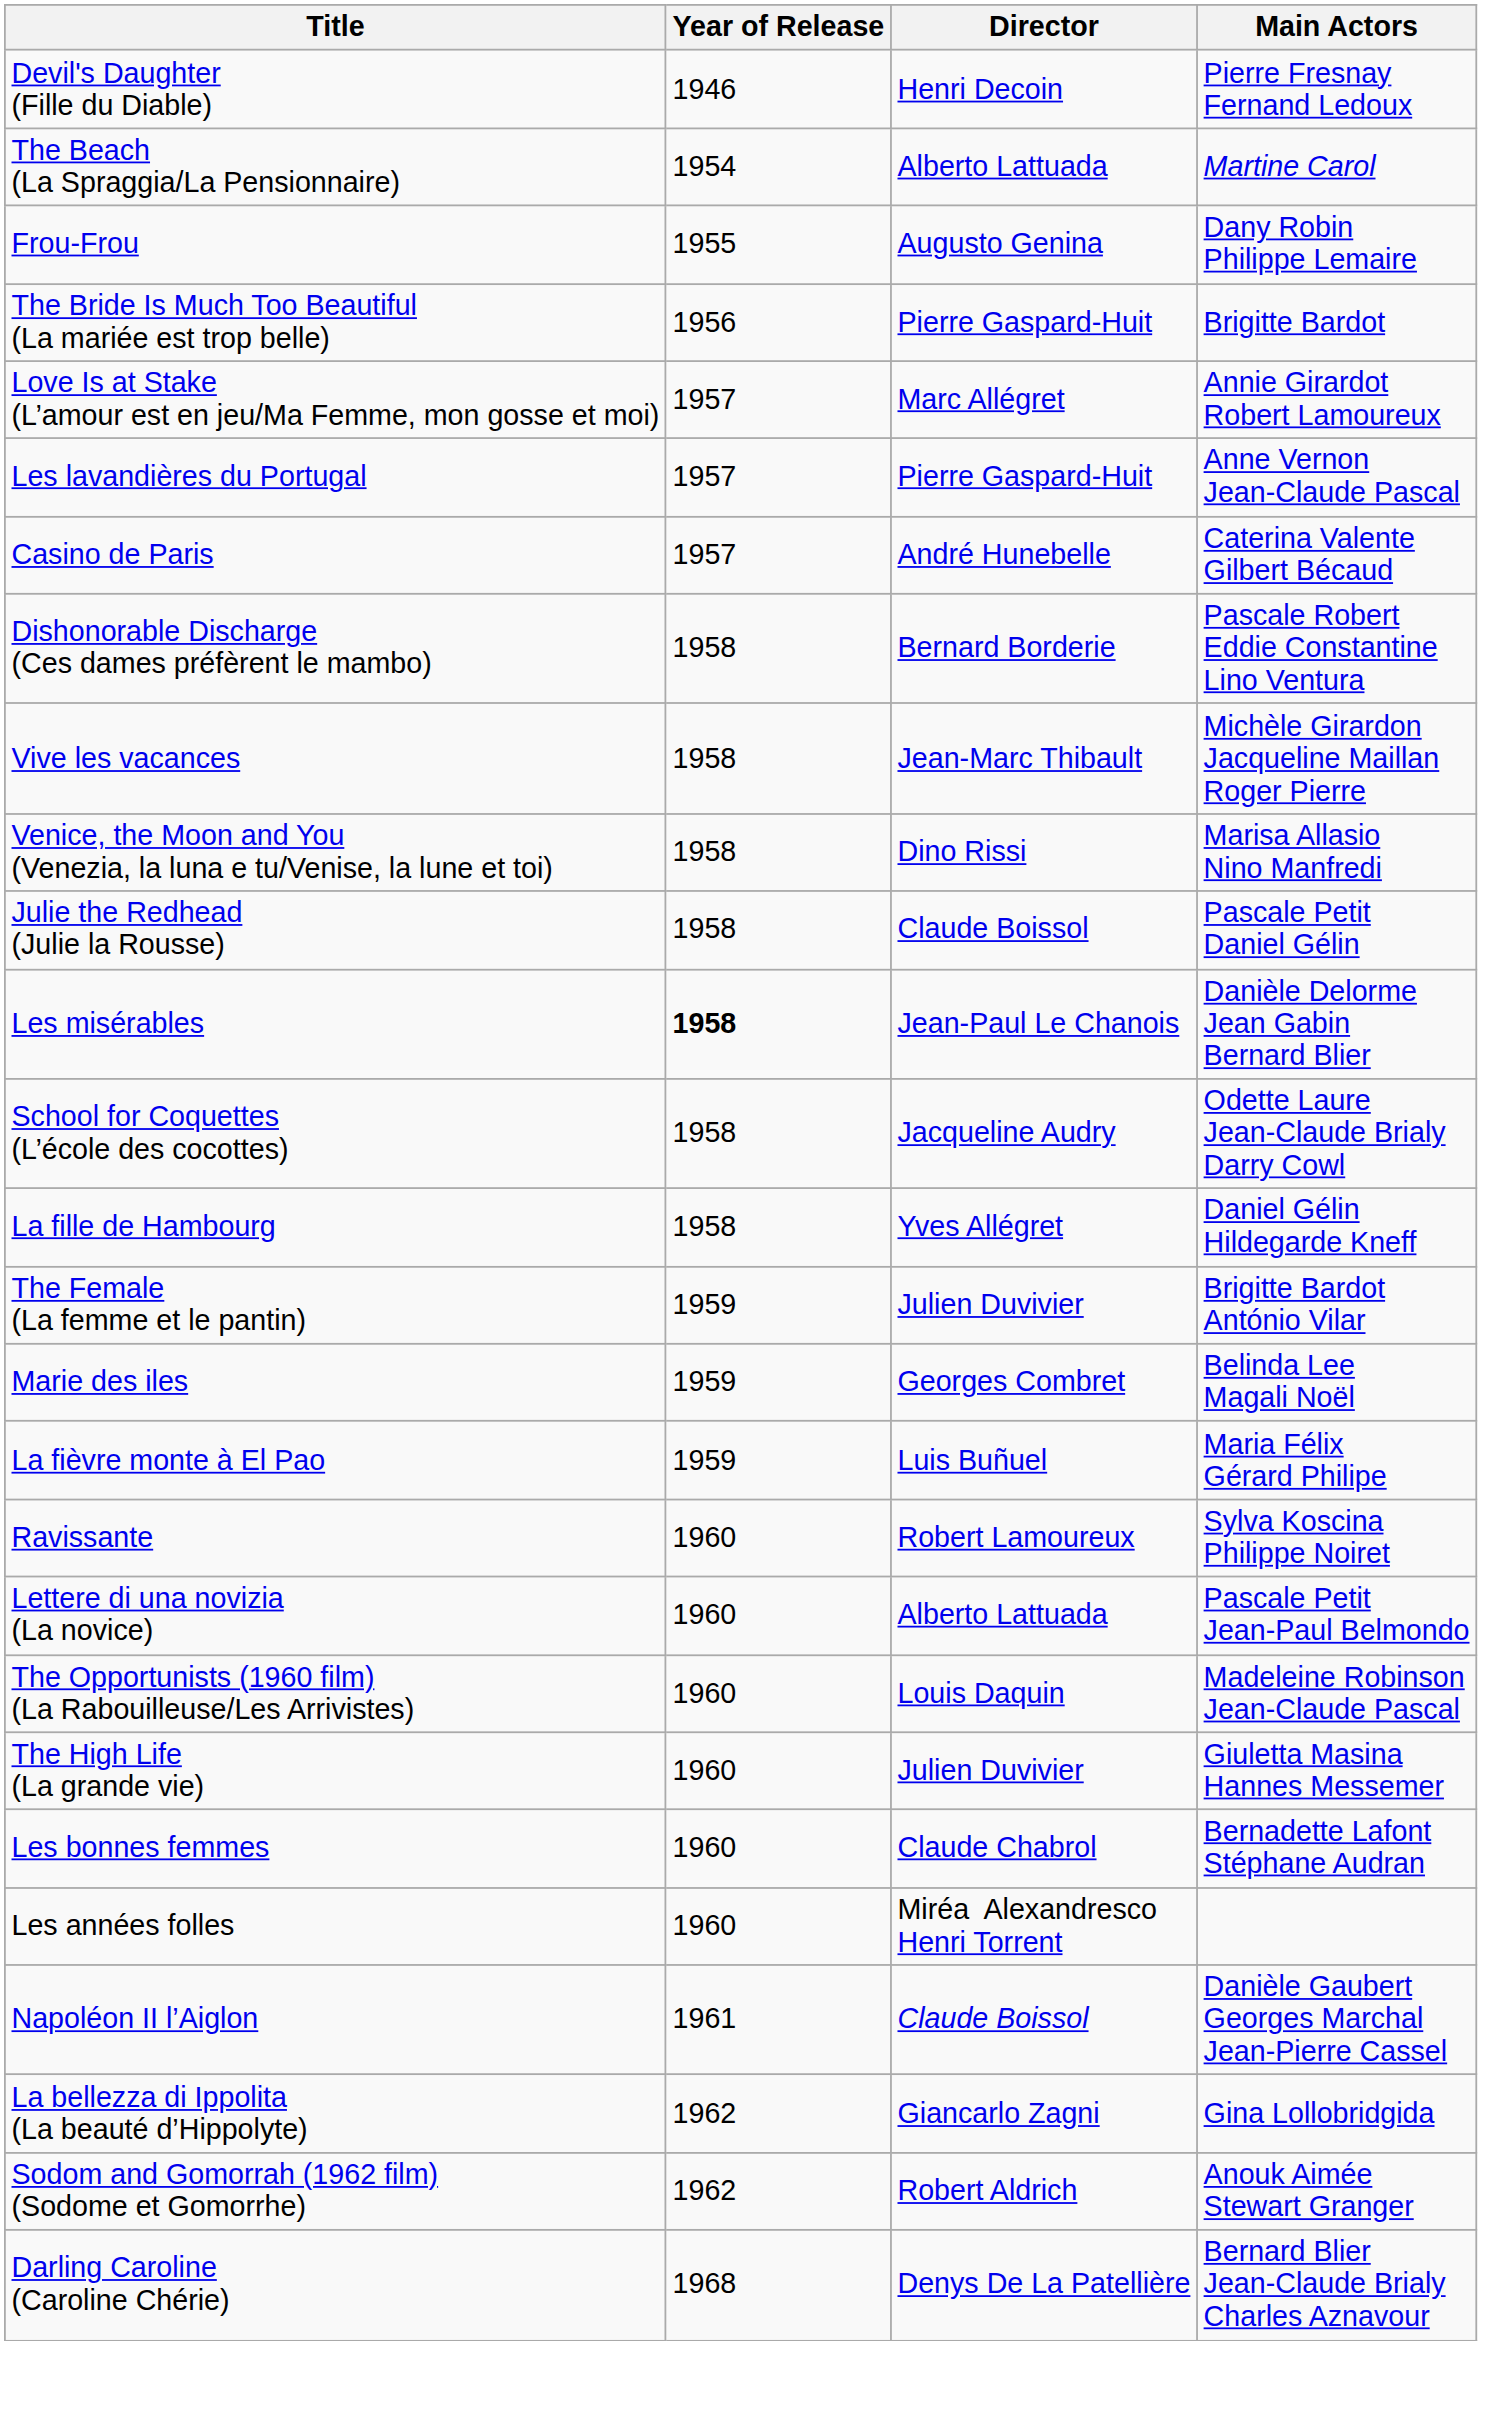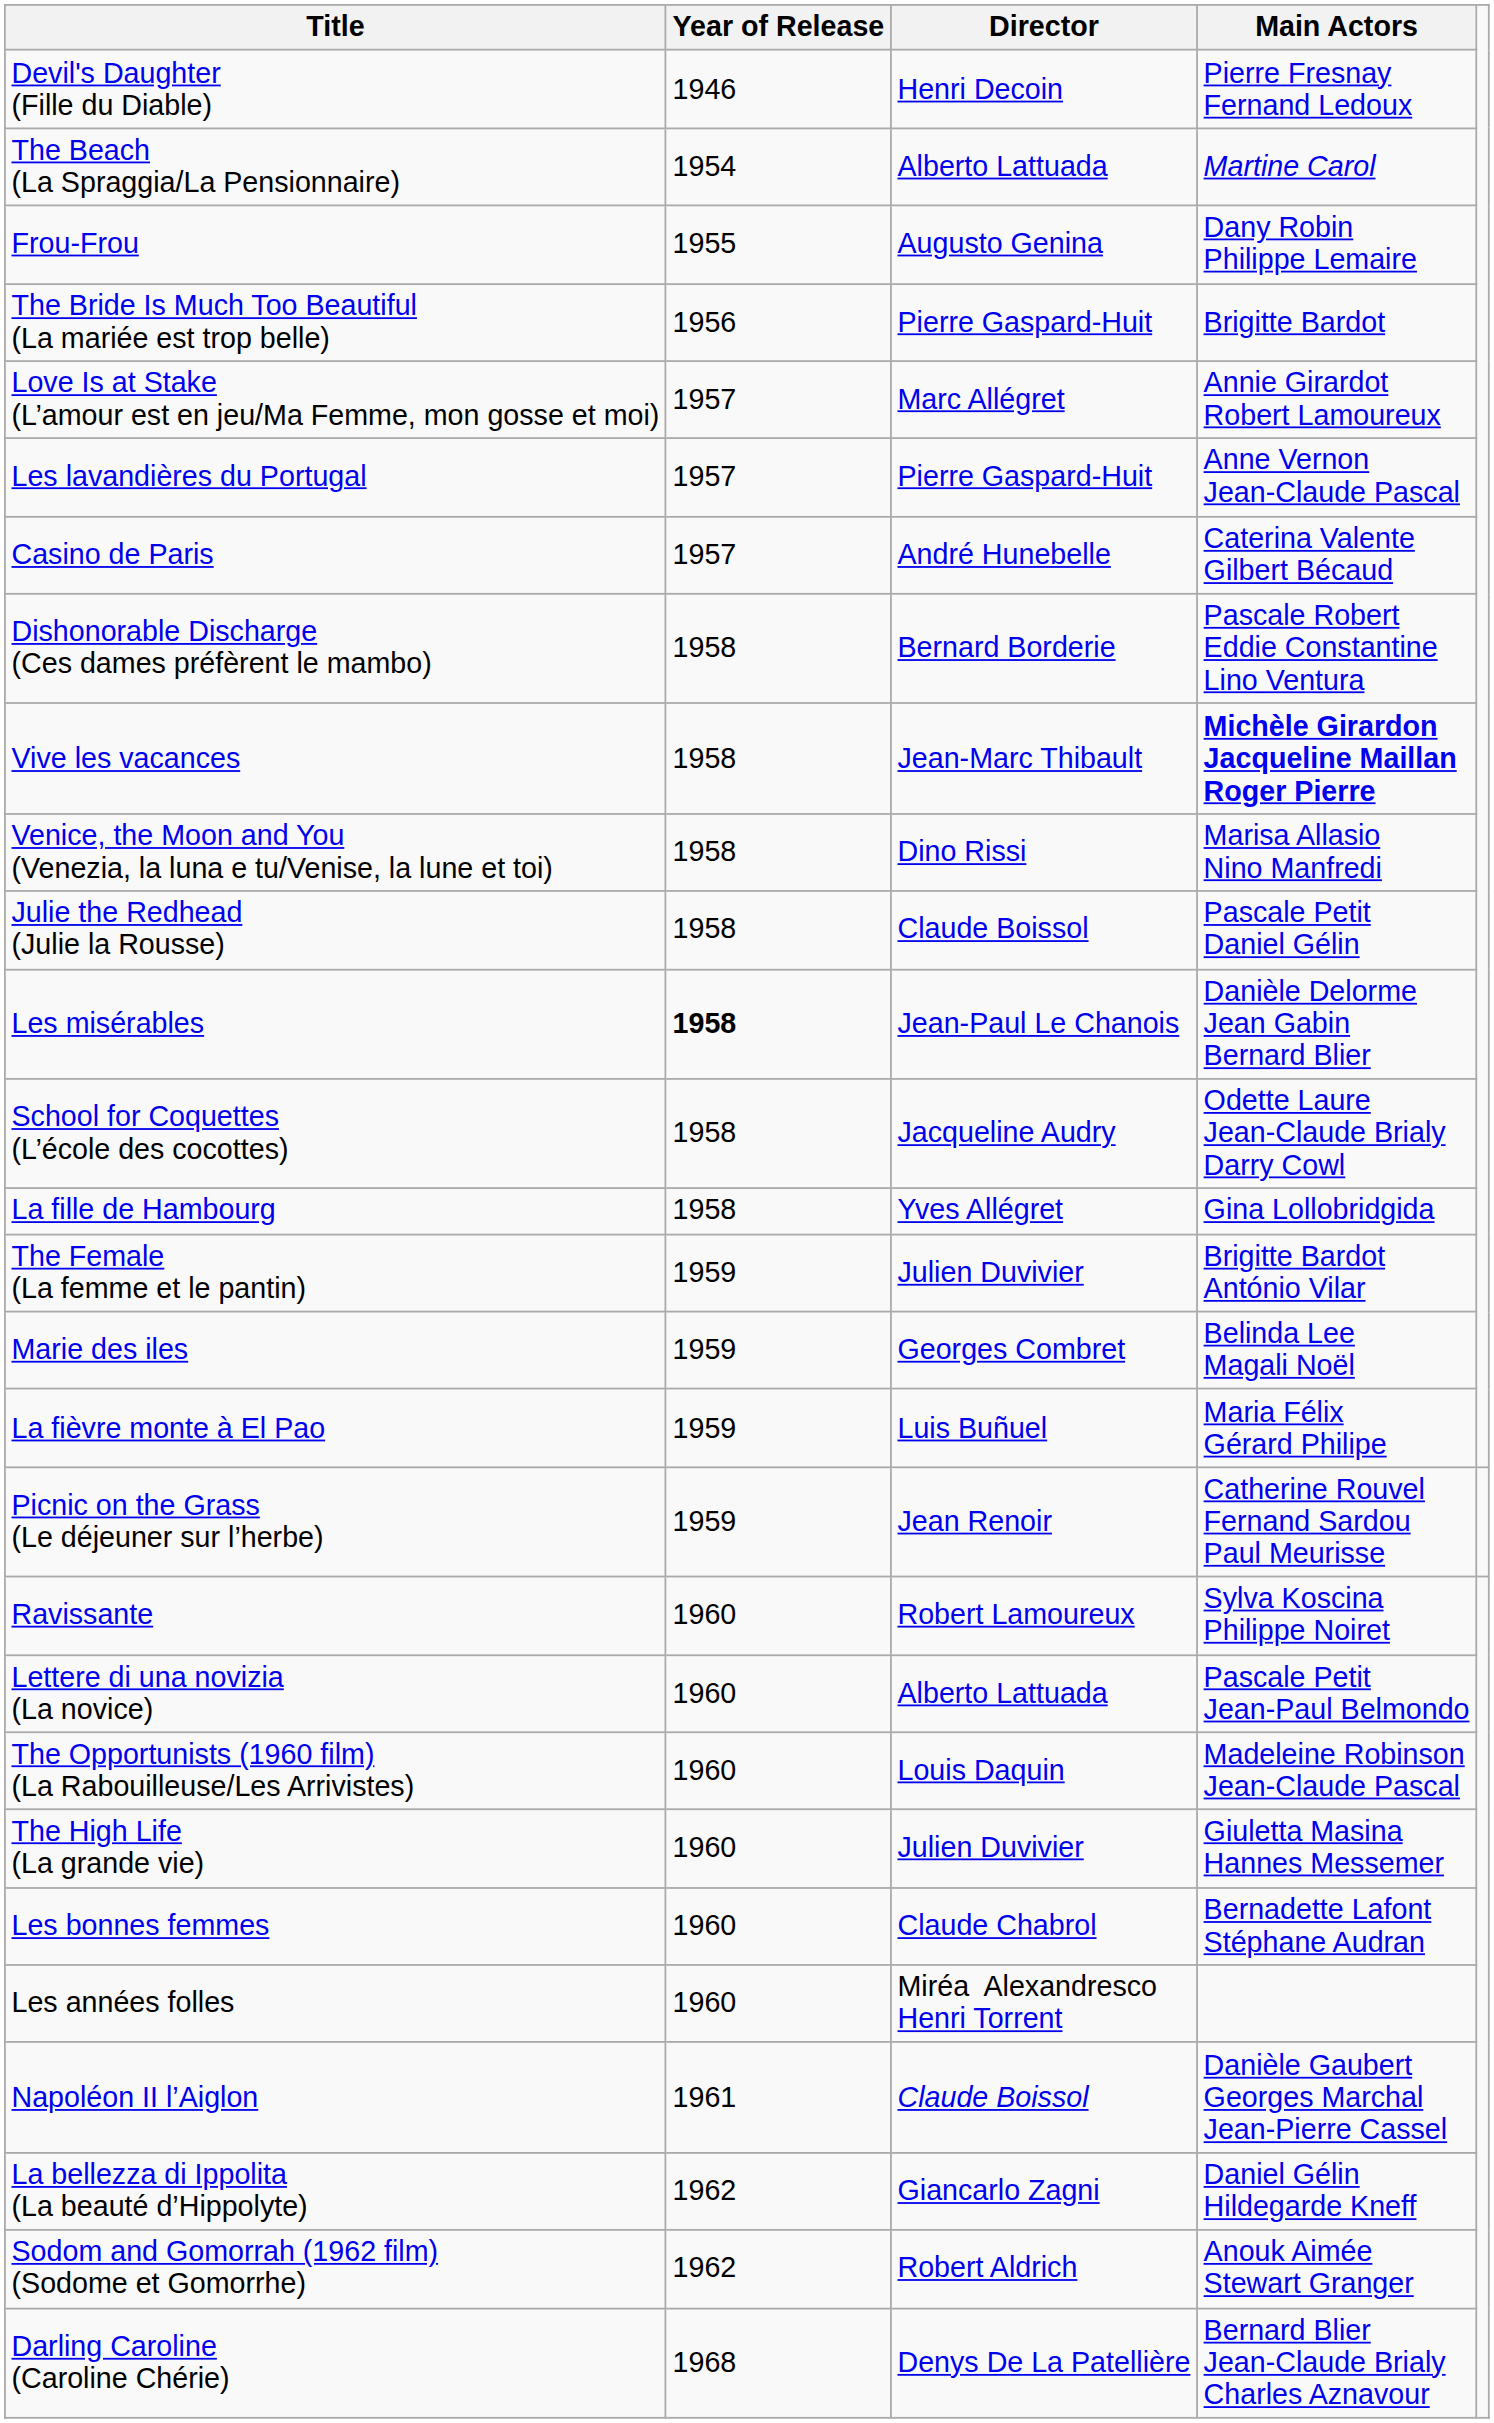(1321, 758) normal -> (1330, 758) bold
(1310, 1226) Daniel Gélin Hildegarde Kneff -> (1319, 1210) Gina Lollobridgida
+ row: (168, 1521)
(1319, 2113) Gina Lollobridgida -> (1310, 2190) Daniel Gélin Hildegarde Kneff
